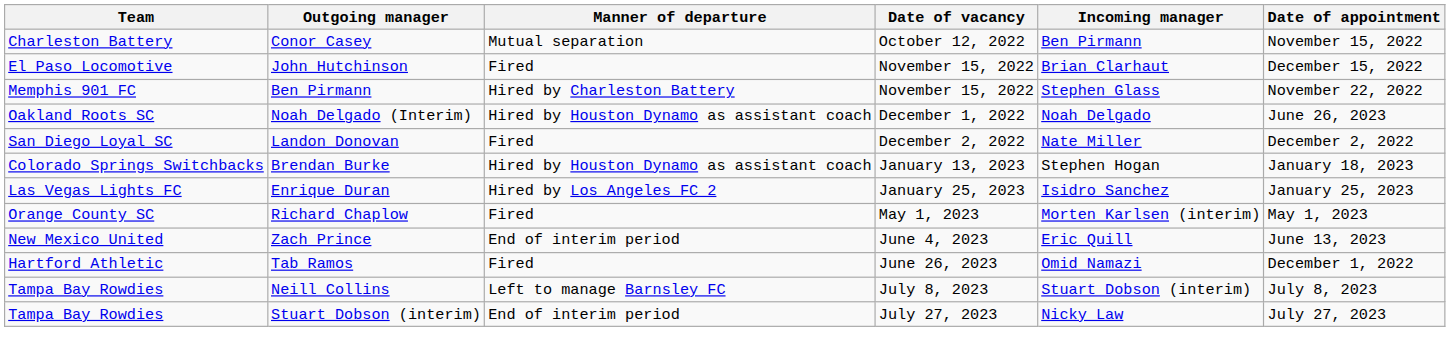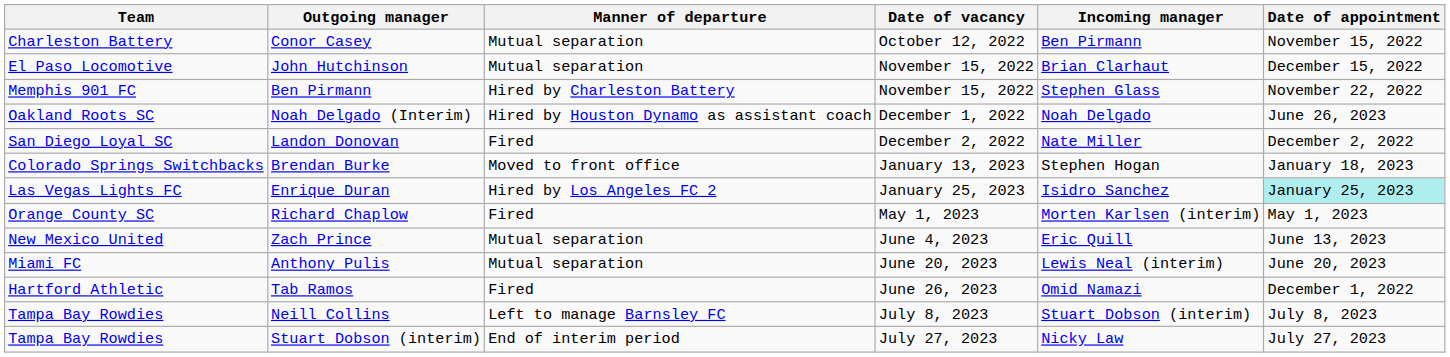(511, 67) Fired -> (566, 67) Mutual separation
(680, 166) Hired by Houston Dynamo as assistant coach -> (584, 166) Moved to front office
(1341, 191) no background -> (1341, 191) paleturquoise background
(584, 240) End of interim period -> (566, 240) Mutual separation
+ row: (330, 265)
